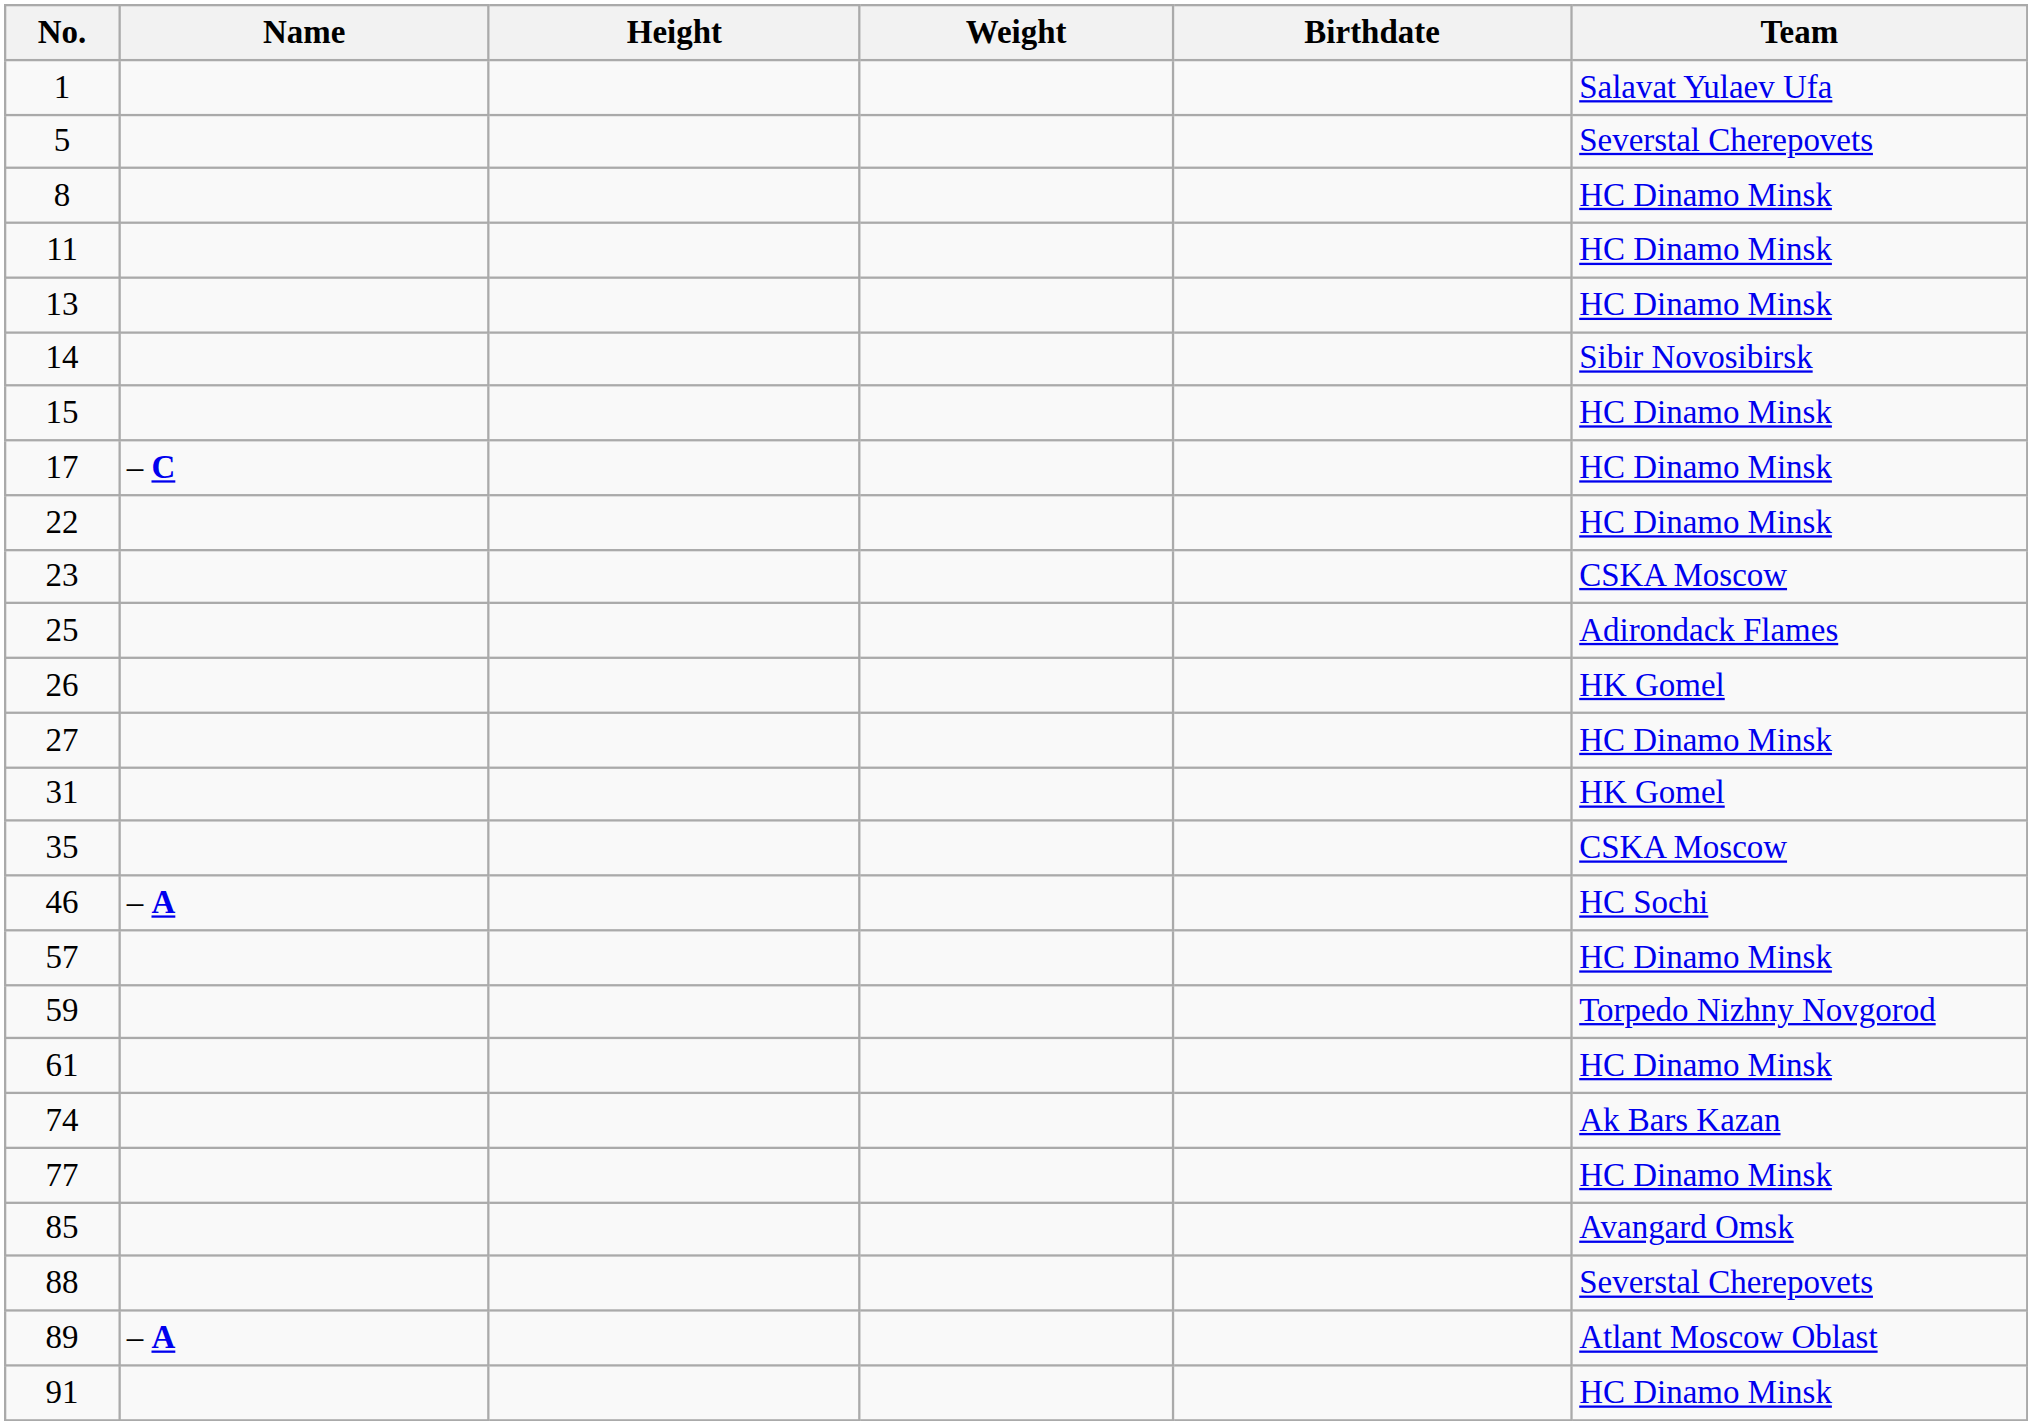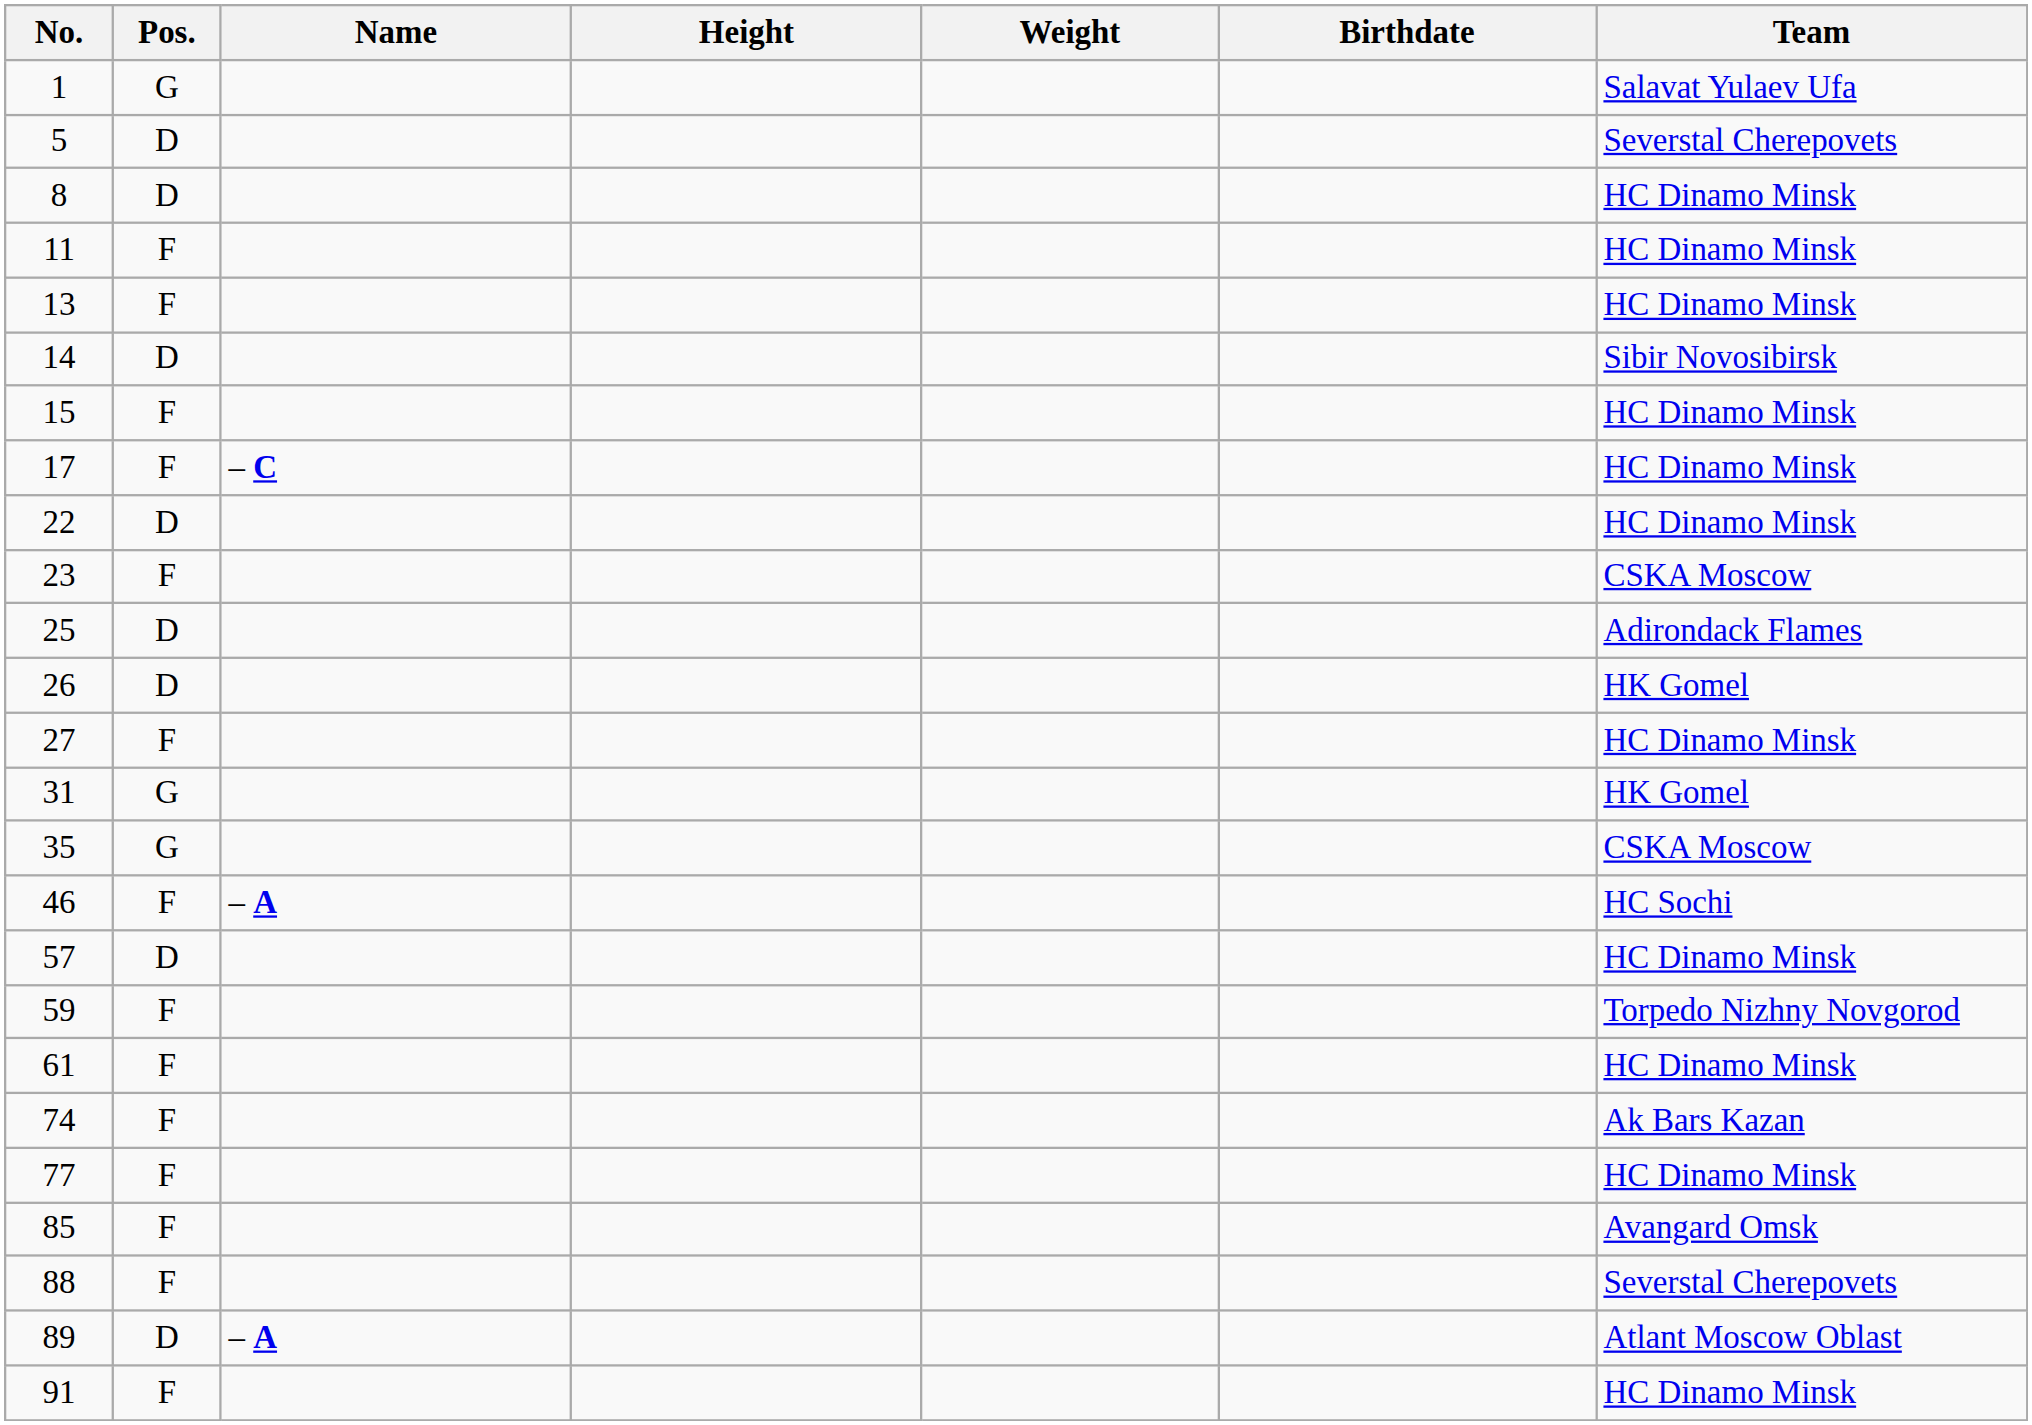+ column: (167, 32)
